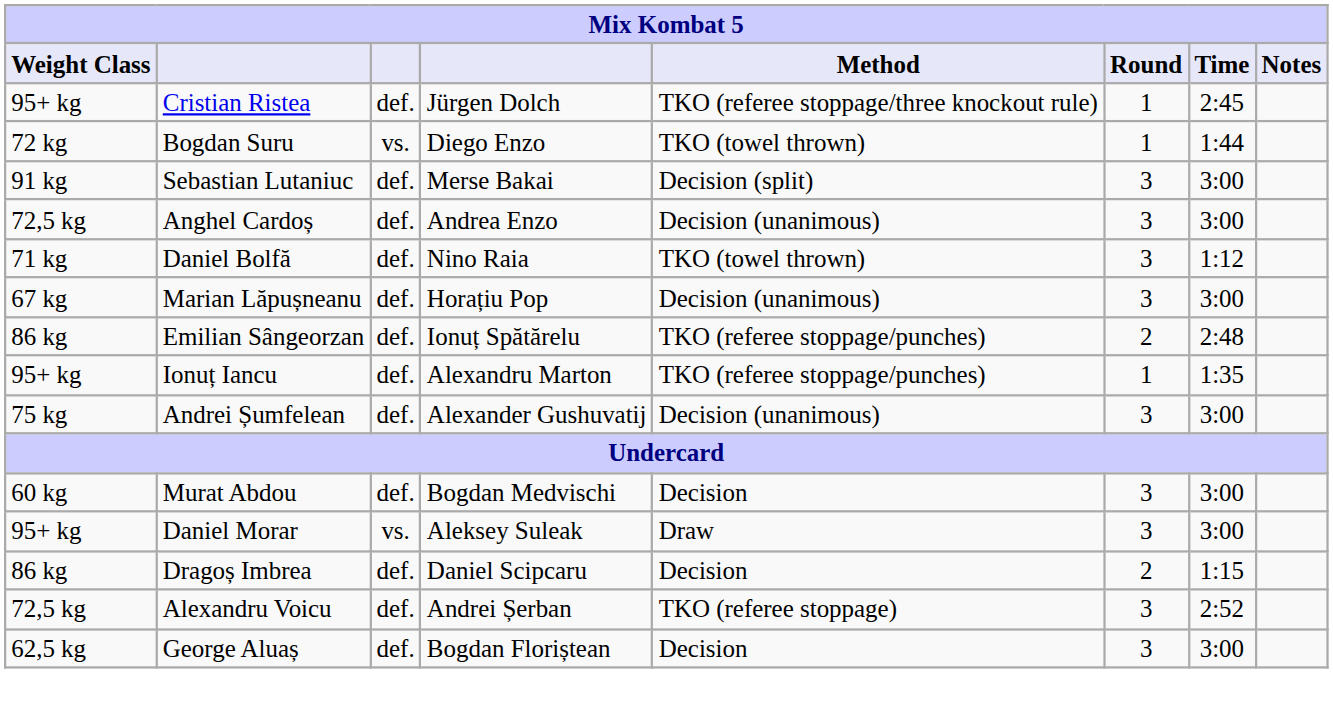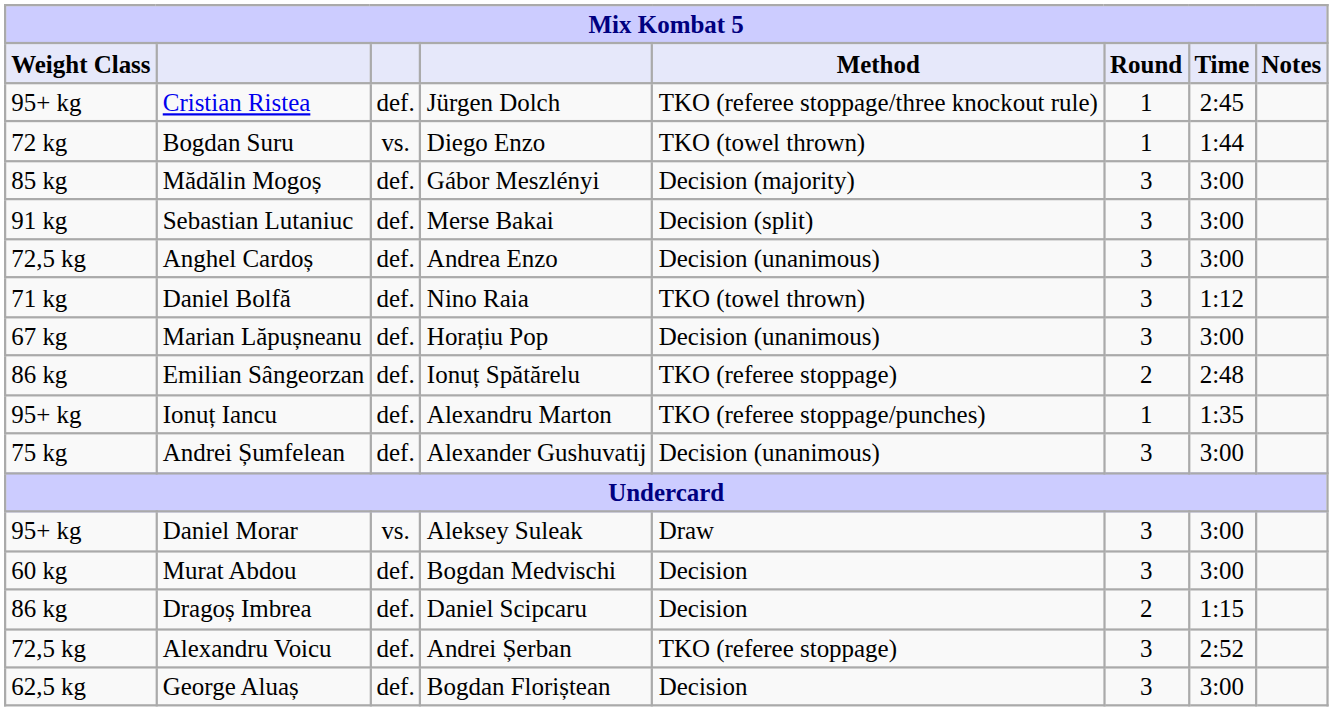+ row: (242, 181)
(822, 336) TKO (referee stoppage/punches) -> (778, 375) TKO (referee stoppage)
rows swapped: (230, 531) <-> (230, 492)
